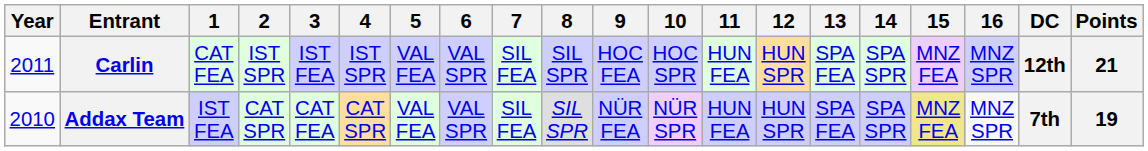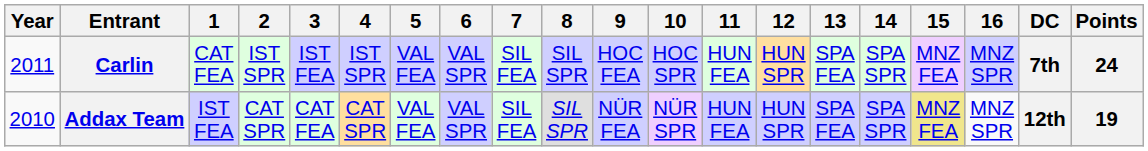(1045, 64) 12th -> (1045, 64) 7th
(1107, 64) 21 -> (1107, 64) 24
(1045, 118) 7th -> (1045, 118) 12th
